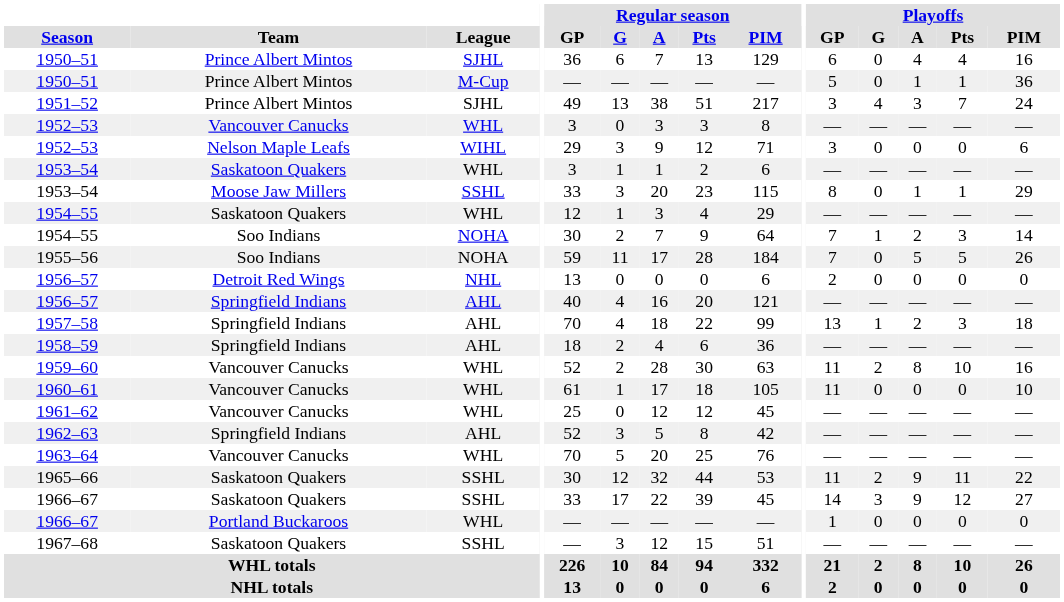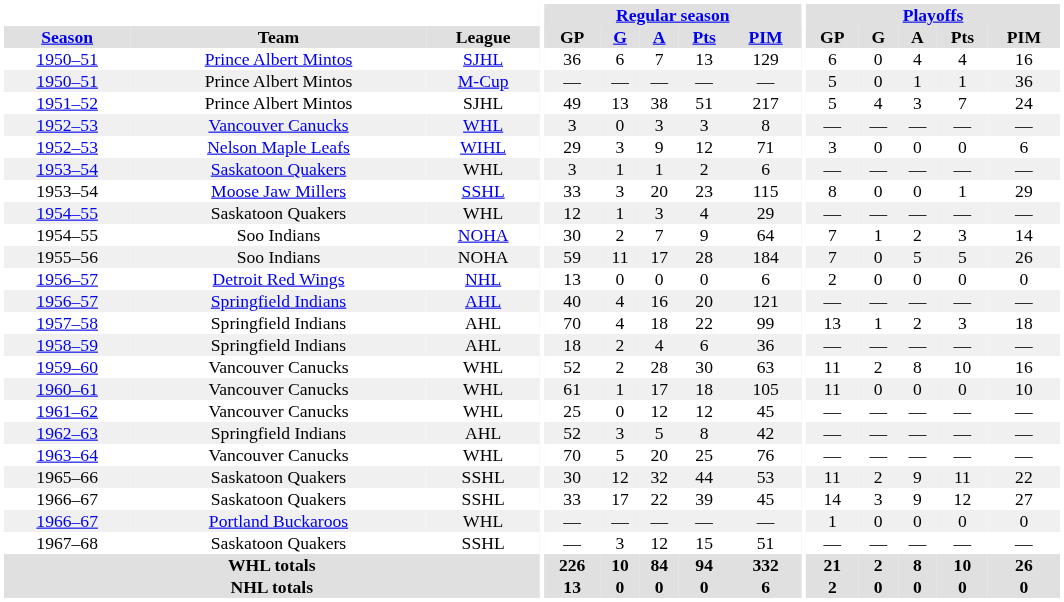(832, 102) 3 -> (832, 102) 5
(917, 190) 1 -> (917, 190) 0
